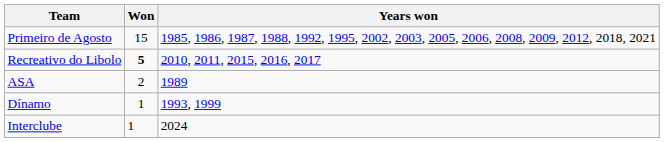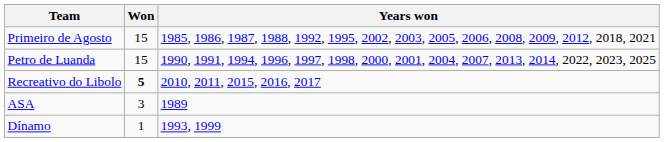+ row: (51, 60)
(141, 82) 2 -> (141, 104) 3
- row: (35, 126)
